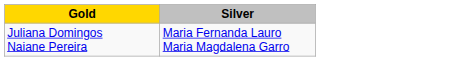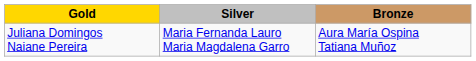+ column: (393, 14)
